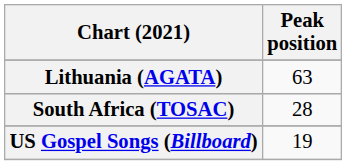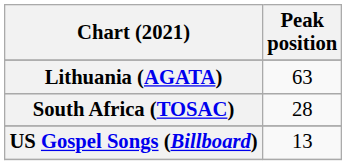(302, 142) 19 -> (302, 142) 13
